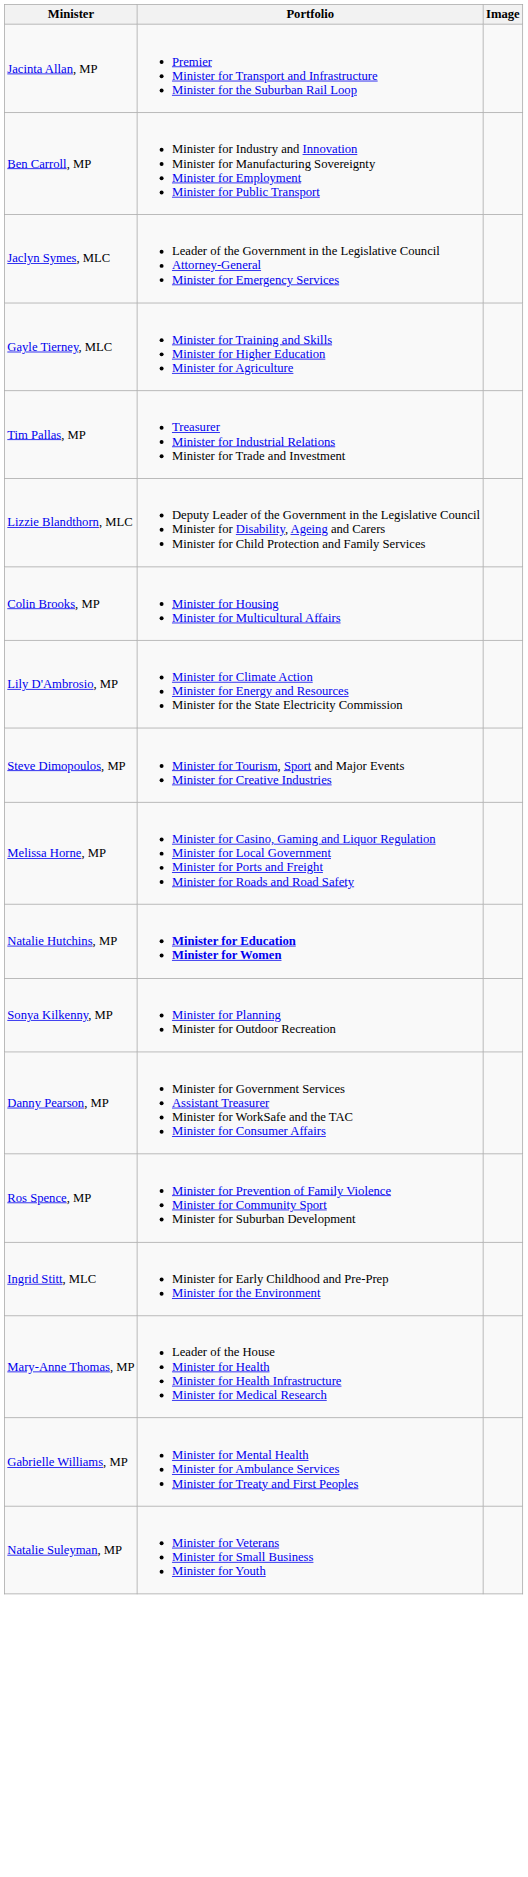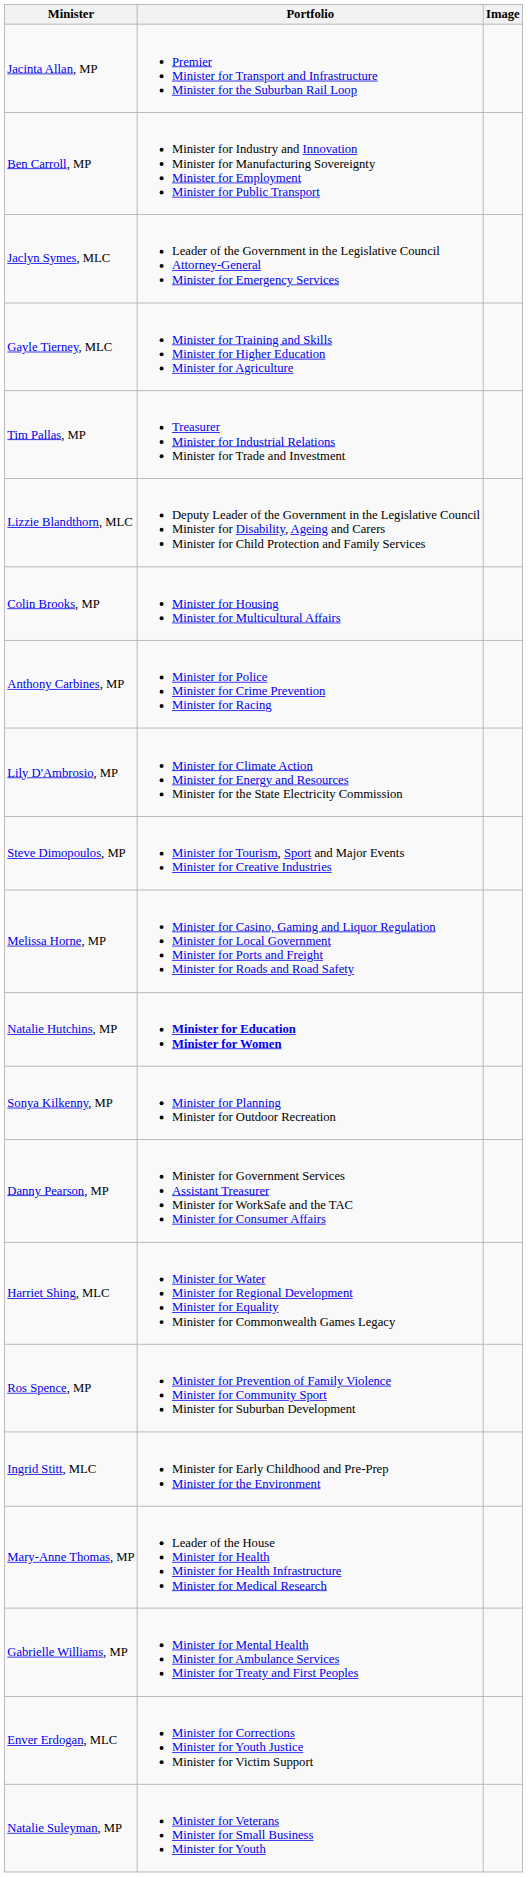+ row: (66, 684)
+ row: (58, 1293)
+ row: (62, 1740)
